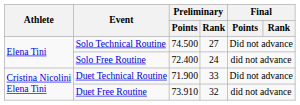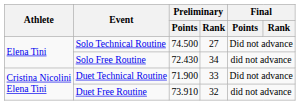(185, 60) 72.400 -> (185, 60) 72.430
(214, 60) 24 -> (214, 60) 34
